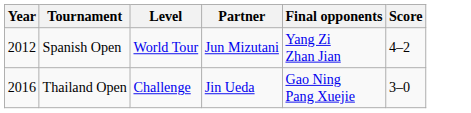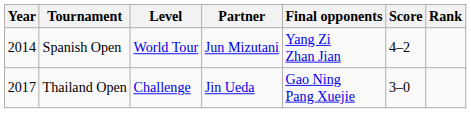+ column: (446, 16)
(22, 48) 2012 -> (22, 48) 2014
(22, 88) 2016 -> (22, 88) 2017
